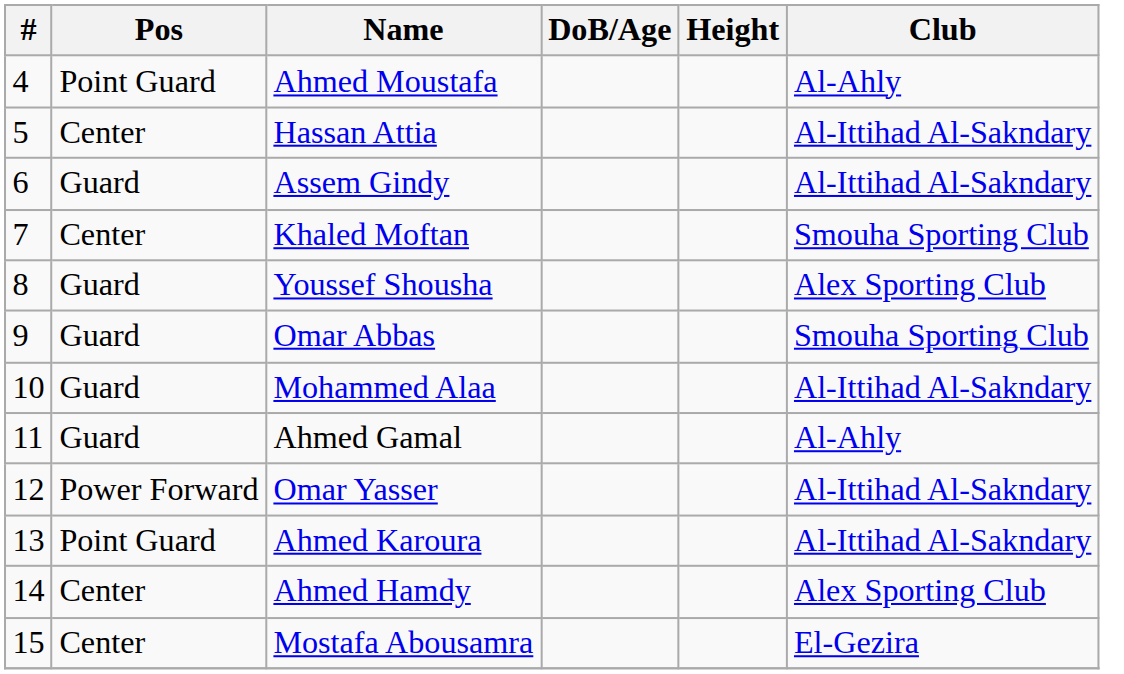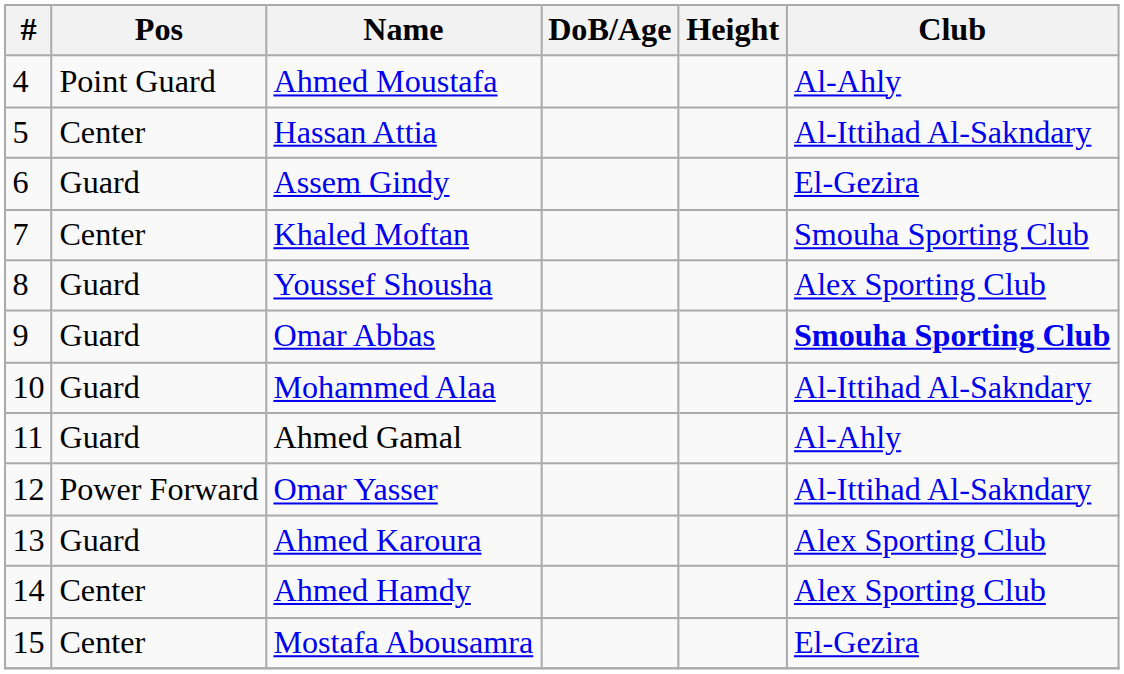(943, 183) Al-Ittihad Al-Sakndary -> (856, 183) El-Gezira
(941, 336) normal -> (952, 336) bold
(138, 540) Point Guard -> (100, 540) Guard
(943, 540) Al-Ittihad Al-Sakndary -> (920, 540) Alex Sporting Club
